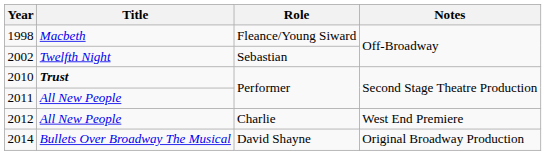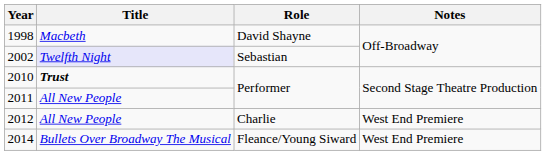(297, 35) Fleance/Young Siward -> (274, 35) David Shayne
(75, 56) no background -> (75, 56) lavender background
(274, 139) David Shayne -> (297, 139) Fleance/Young Siward
(443, 139) Original Broadway Production -> (413, 139) West End Premiere
